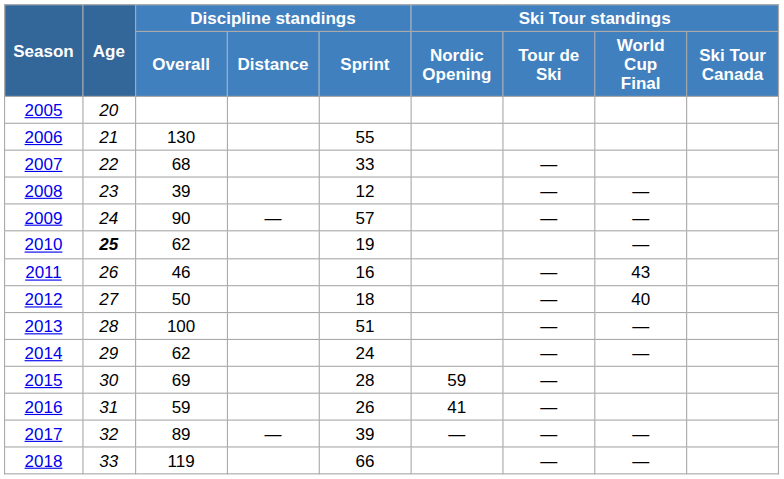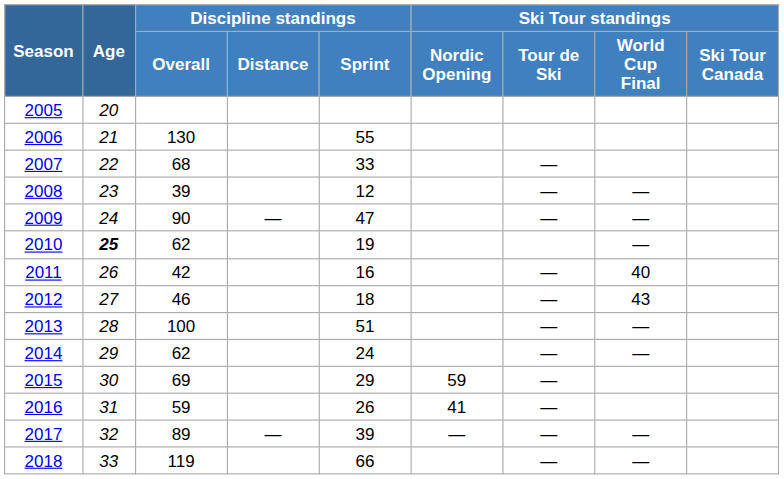(365, 218) 57 -> (365, 218) 47
(181, 272) 46 -> (181, 272) 42
(641, 272) 43 -> (641, 272) 40
(181, 299) 50 -> (181, 299) 46
(641, 299) 40 -> (641, 299) 43
(365, 380) 28 -> (365, 380) 29
